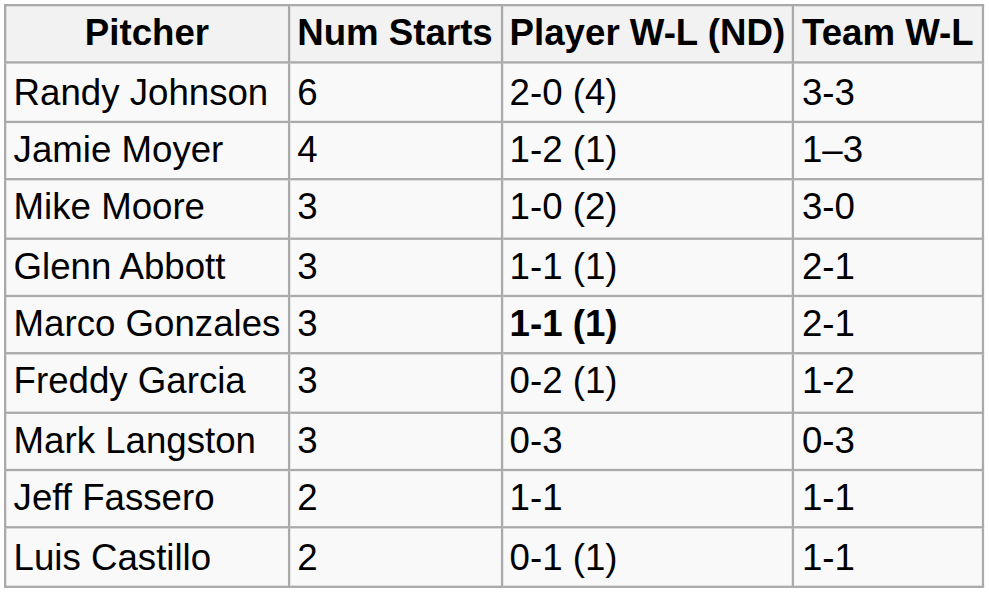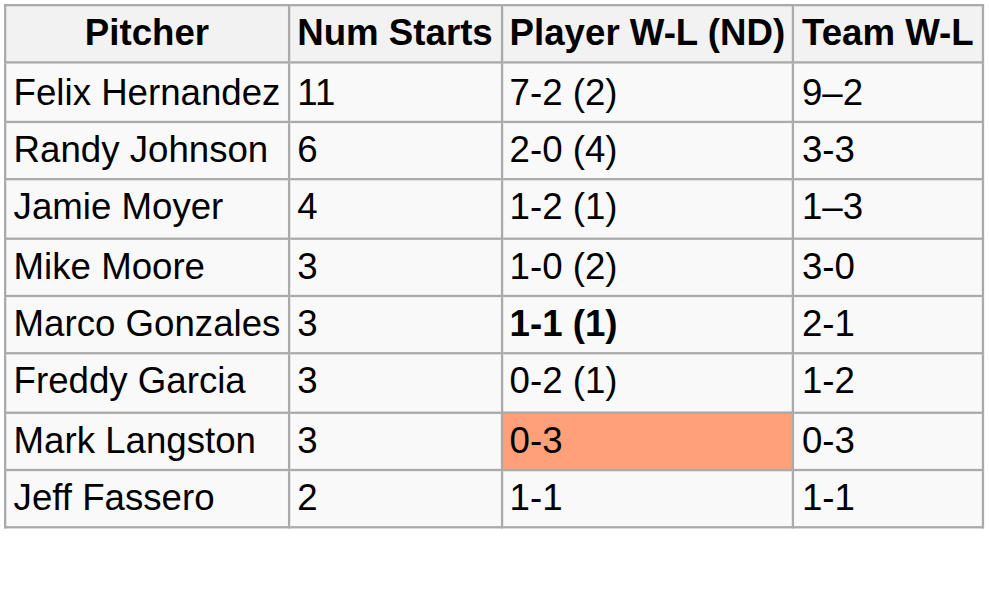+ row: (147, 91)
- row: (120, 265)
(536, 440) no background -> (536, 440) lightsalmon background
- row: (112, 556)
